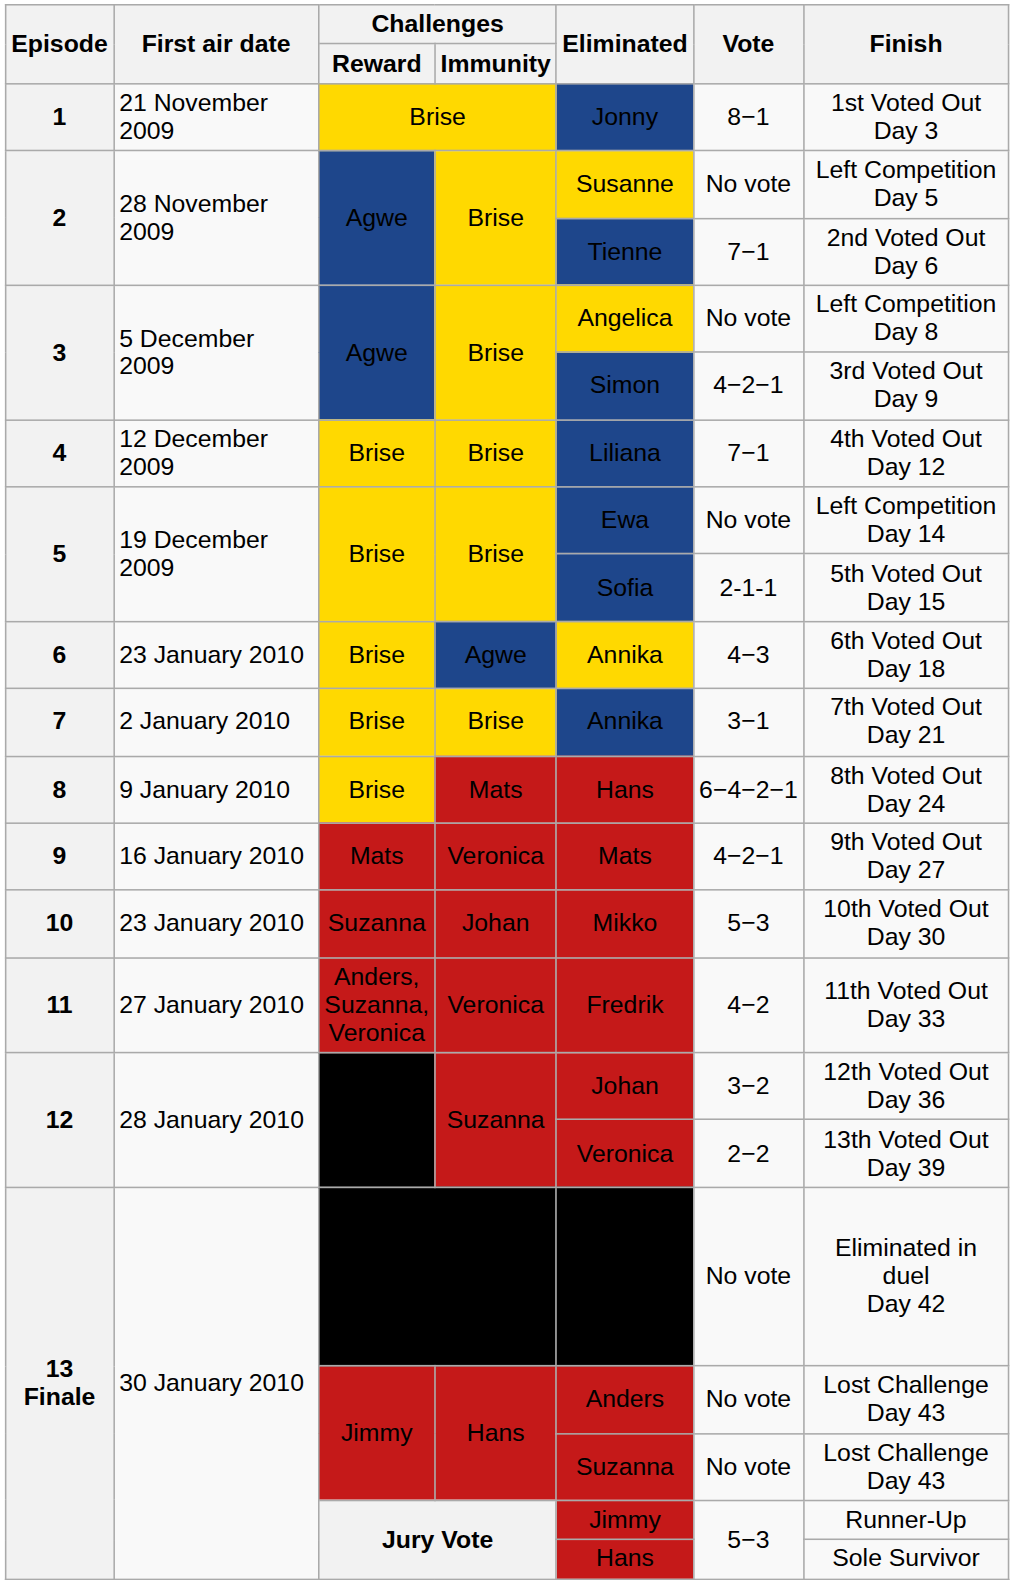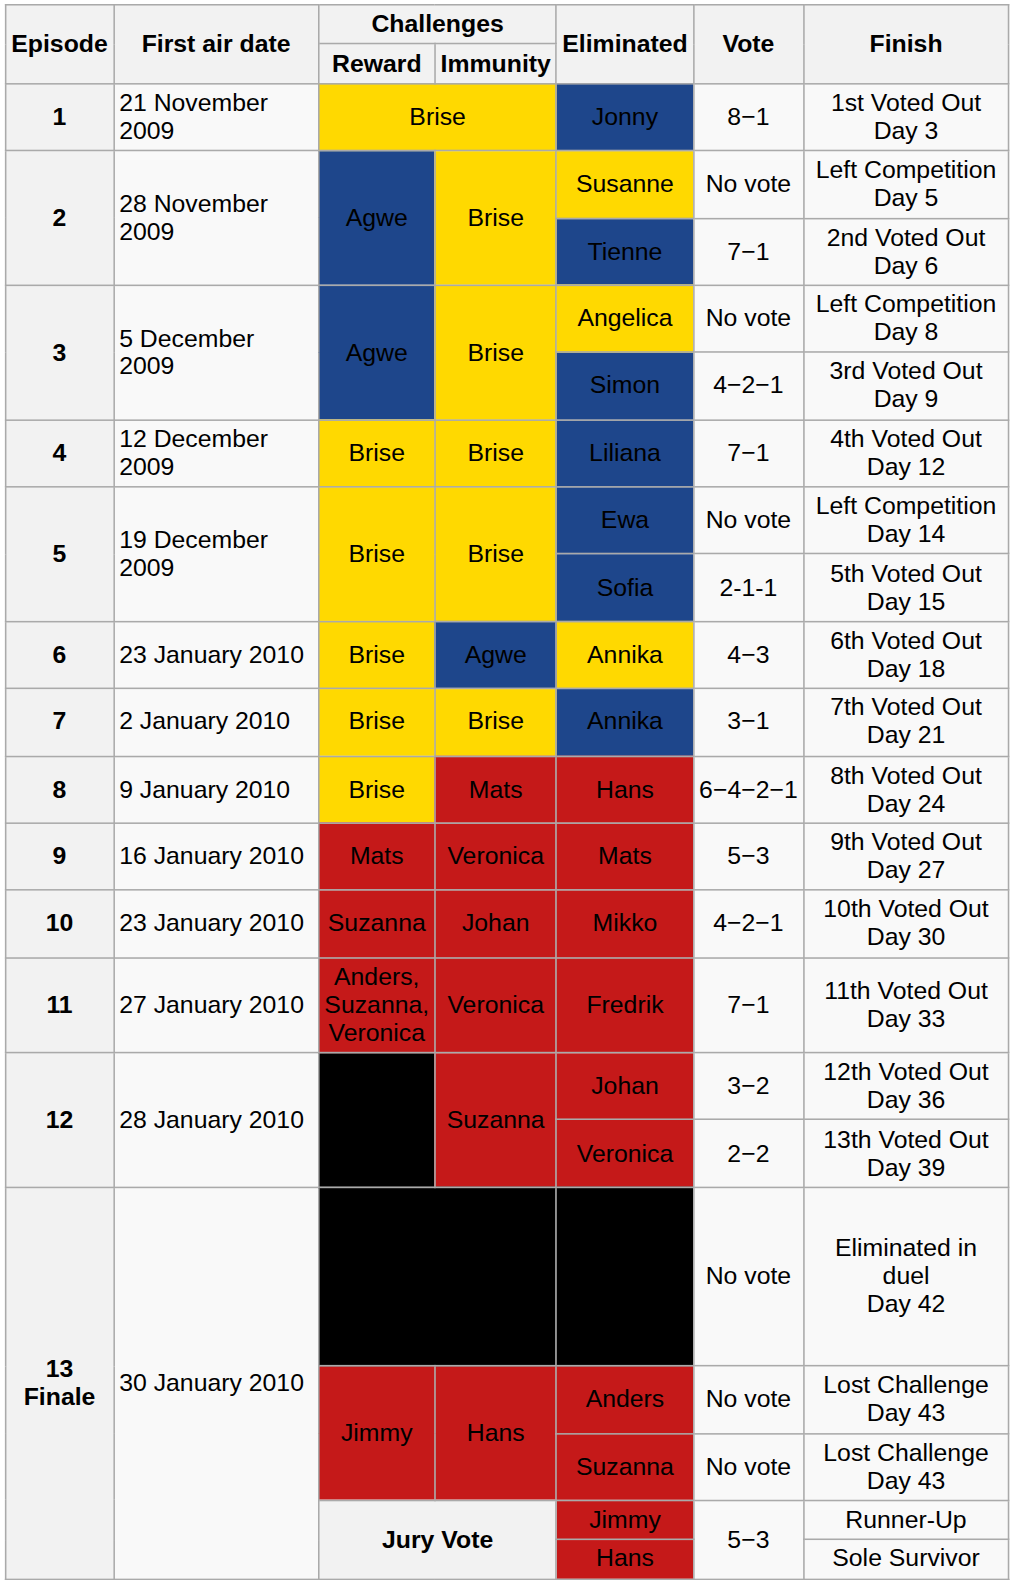(748, 856) 4−2−1 -> (748, 856) 5−3
(748, 923) 5−3 -> (748, 923) 4−2−1
(748, 1004) 4−2 -> (748, 1004) 7−1
